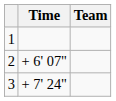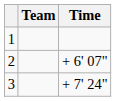columns swapped: (91, 15) <-> (44, 15)
